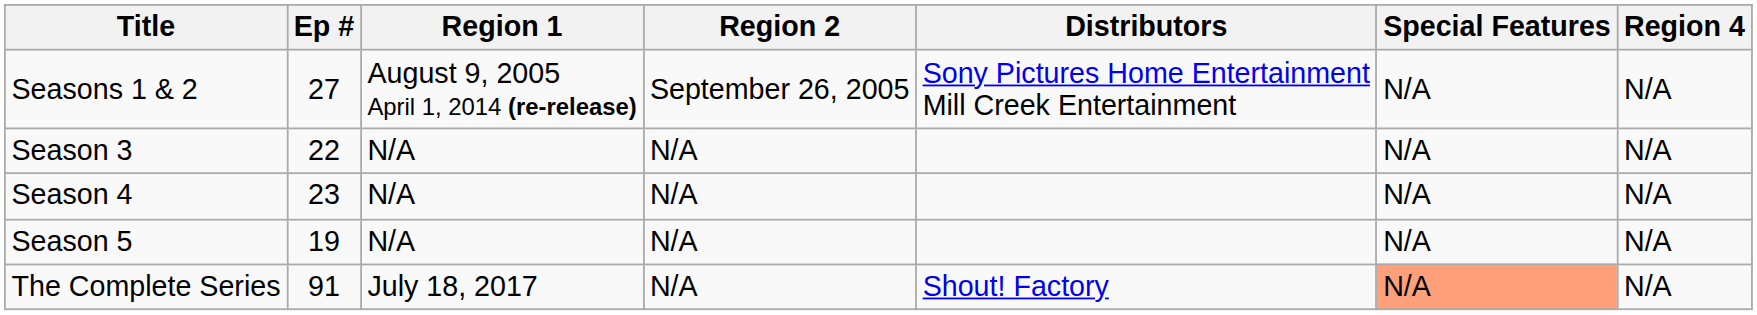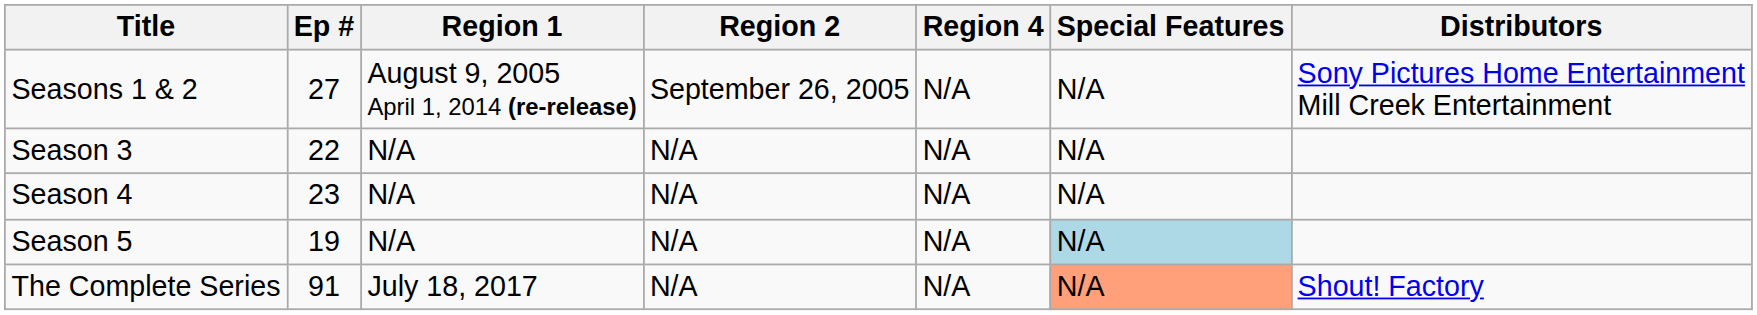columns swapped: (1684, 27) <-> (1146, 27)
(1407, 241) no background -> (1081, 241) lightblue background
